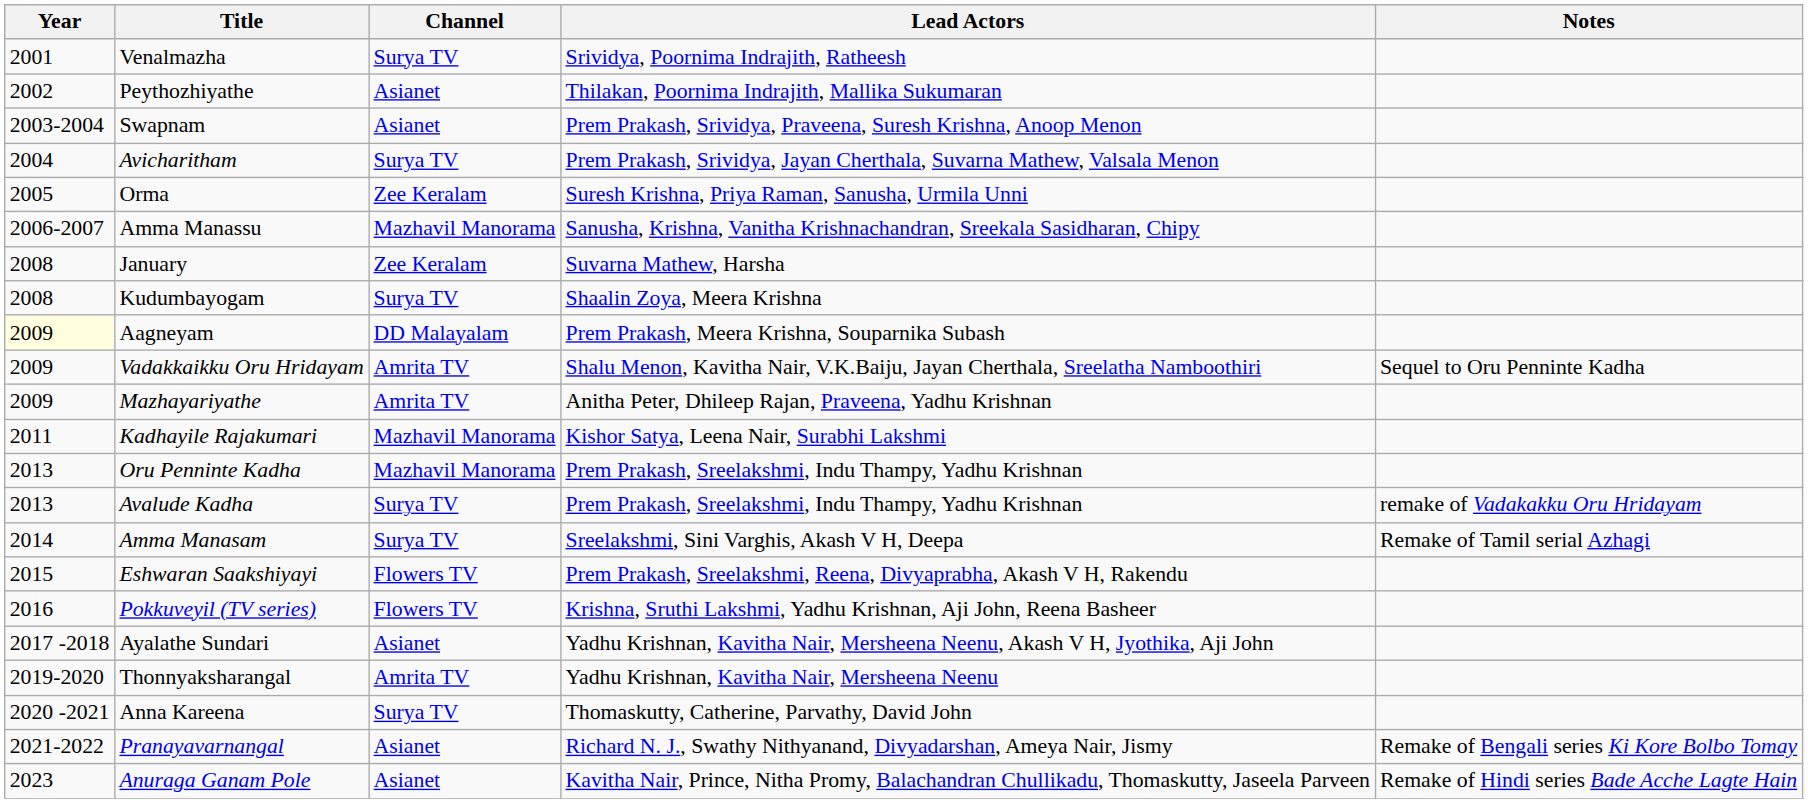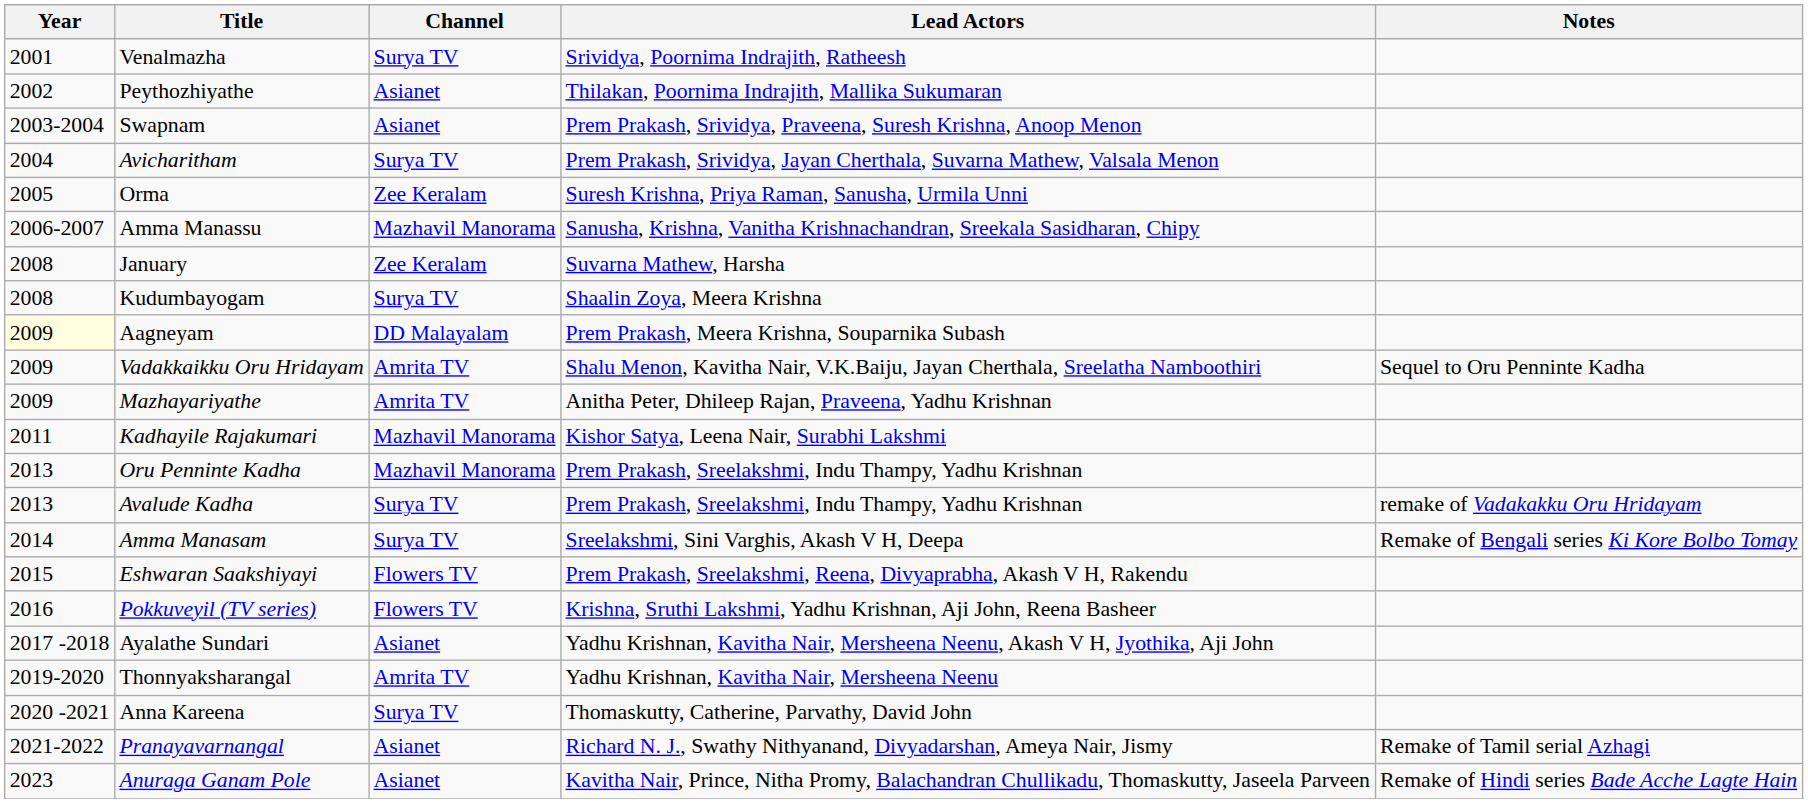(1515, 539) Remake of Tamil serial Azhagi -> (1589, 539) Remake of Bengali series Ki Kore Bolbo Tomay
(1589, 746) Remake of Bengali series Ki Kore Bolbo Tomay -> (1515, 746) Remake of Tamil serial Azhagi
